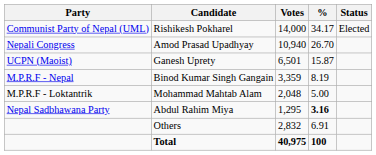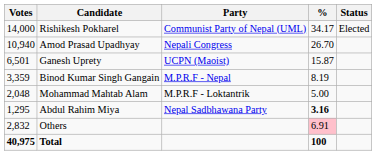columns swapped: (78, 12) <-> (292, 12)
(320, 126) no background -> (320, 126) pink background
